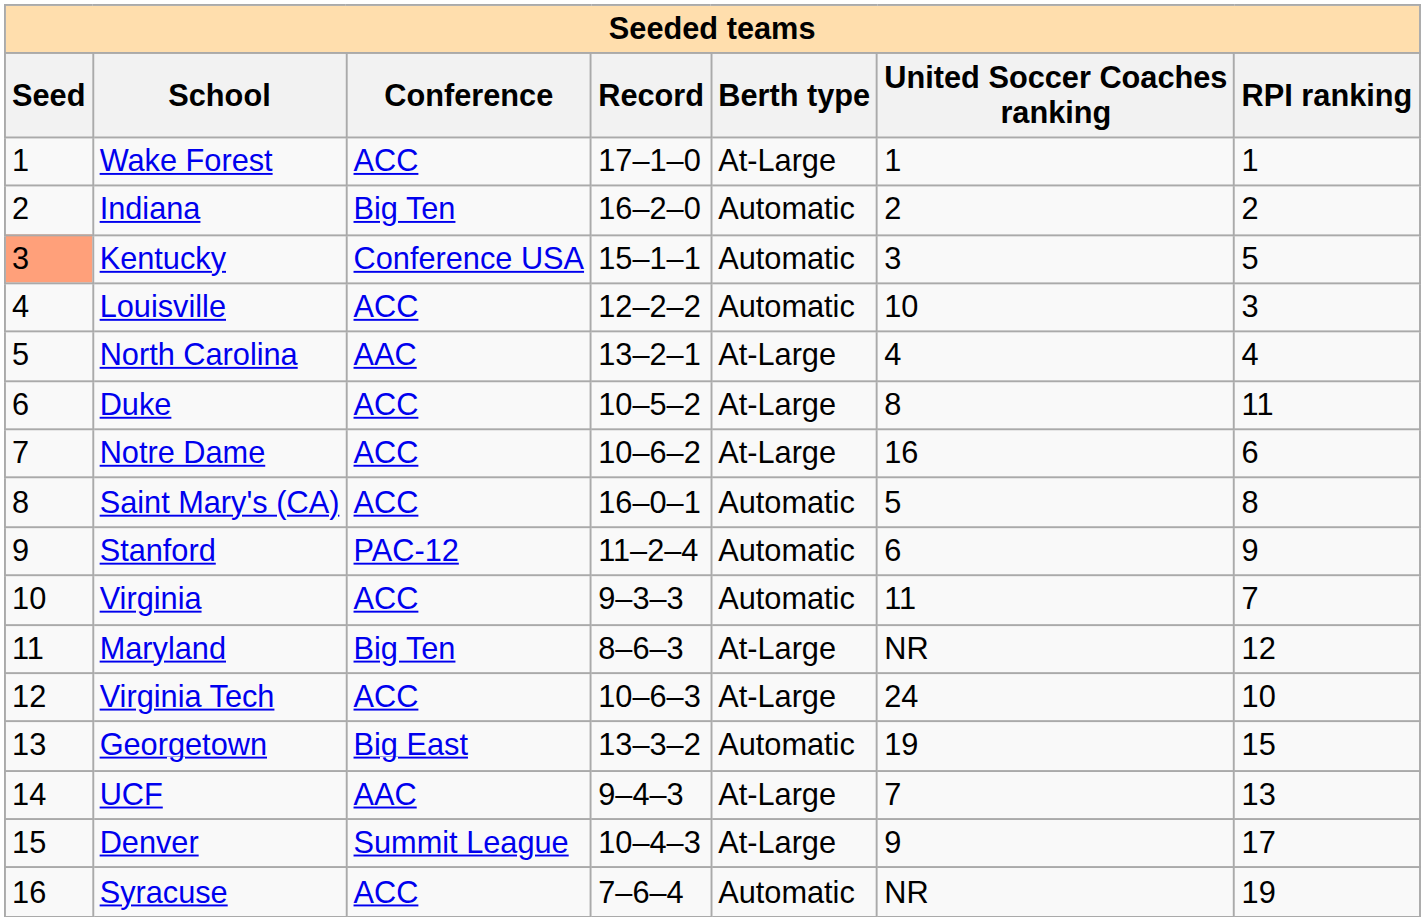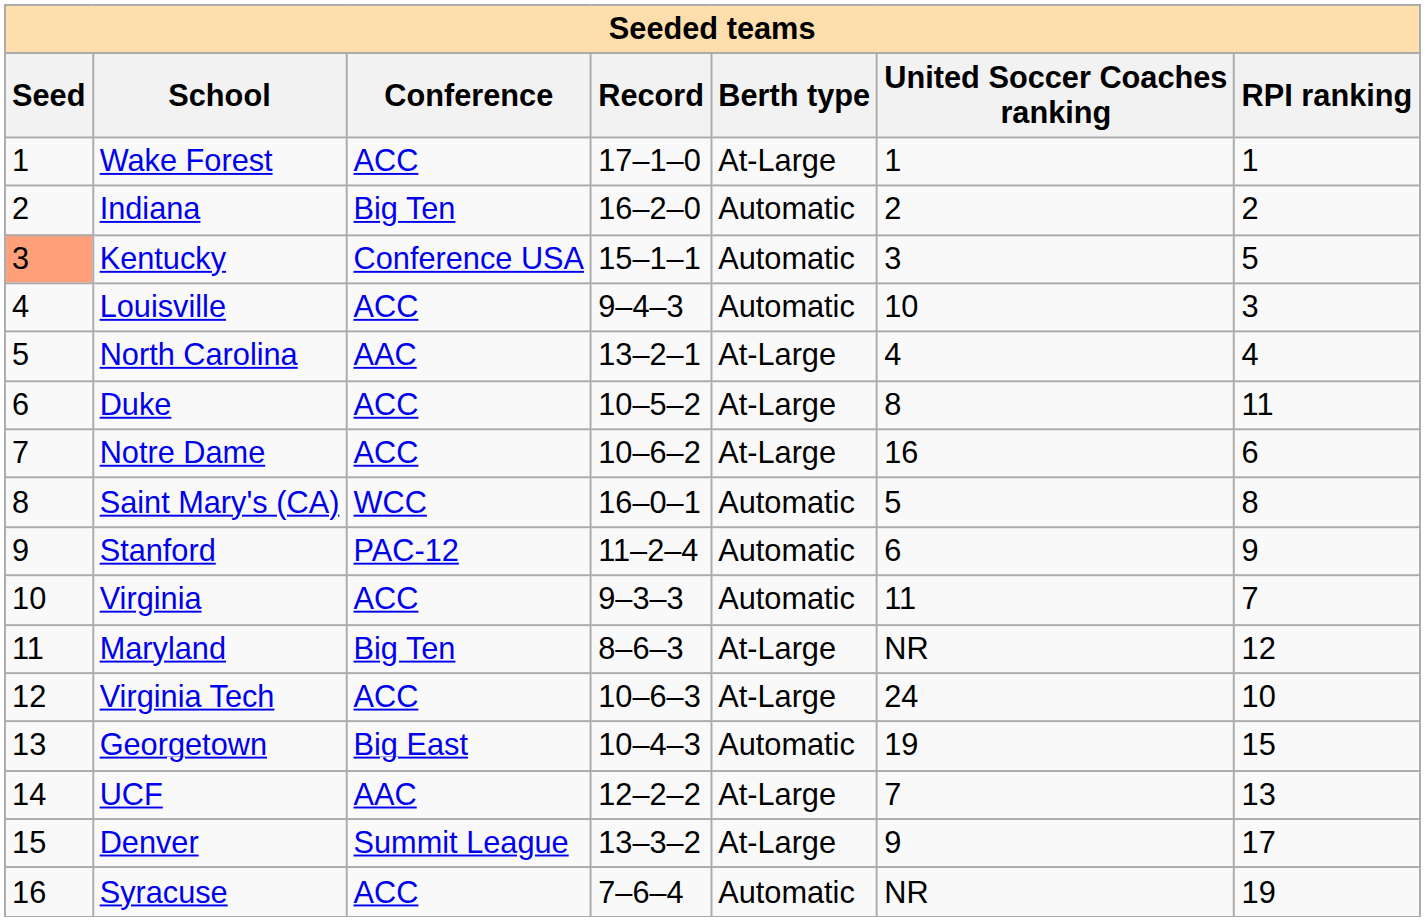(649, 307) 12–2–2 -> (641, 307) 9–4–3
(386, 501) ACC -> (390, 501) WCC
(649, 745) 13–3–2 -> (649, 745) 10–4–3
(641, 794) 9–4–3 -> (649, 794) 12–2–2
(649, 842) 10–4–3 -> (649, 842) 13–3–2
